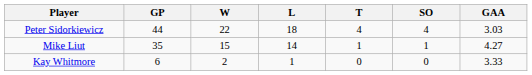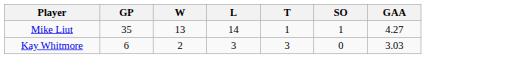- row: (64, 29)
(225, 45) 15 -> (180, 29) 13
(292, 62) 1 -> (234, 45) 3
(359, 62) 0 -> (287, 45) 3
(493, 62) 3.33 -> (394, 45) 3.03
